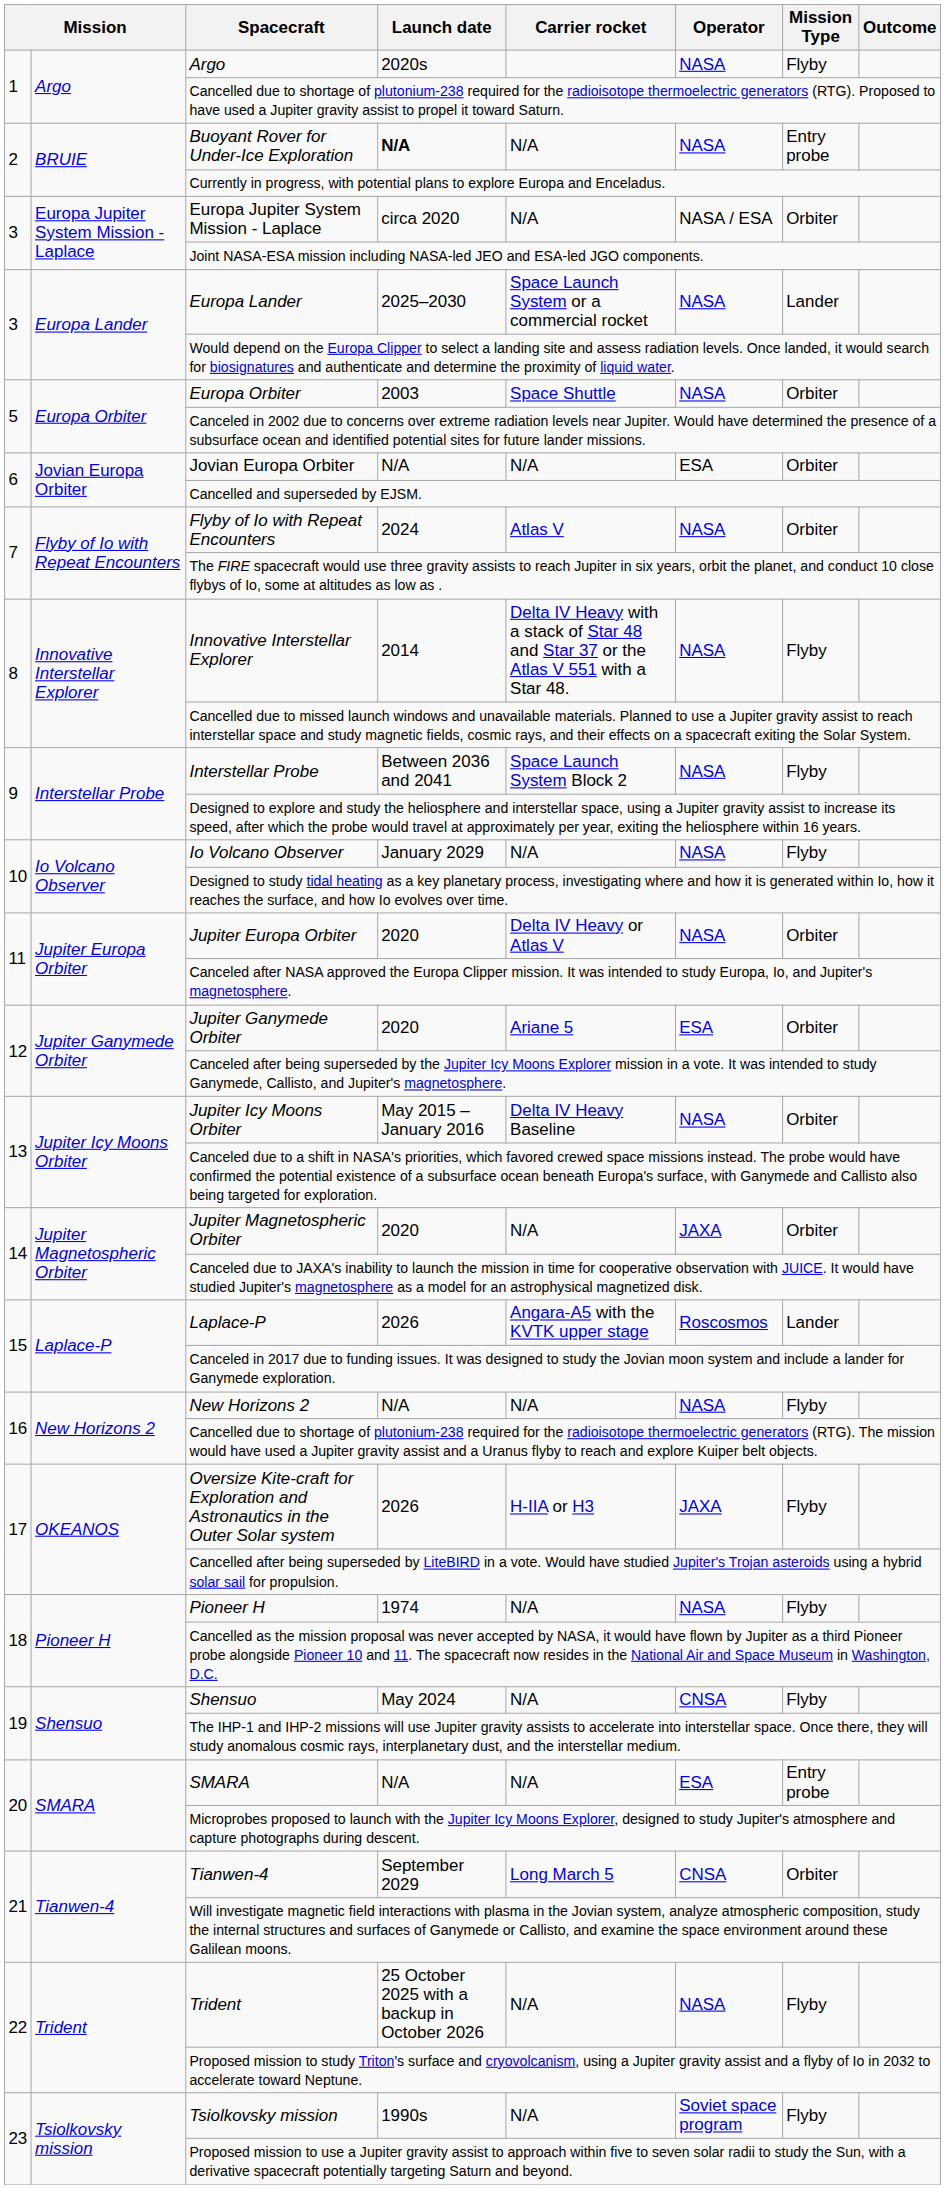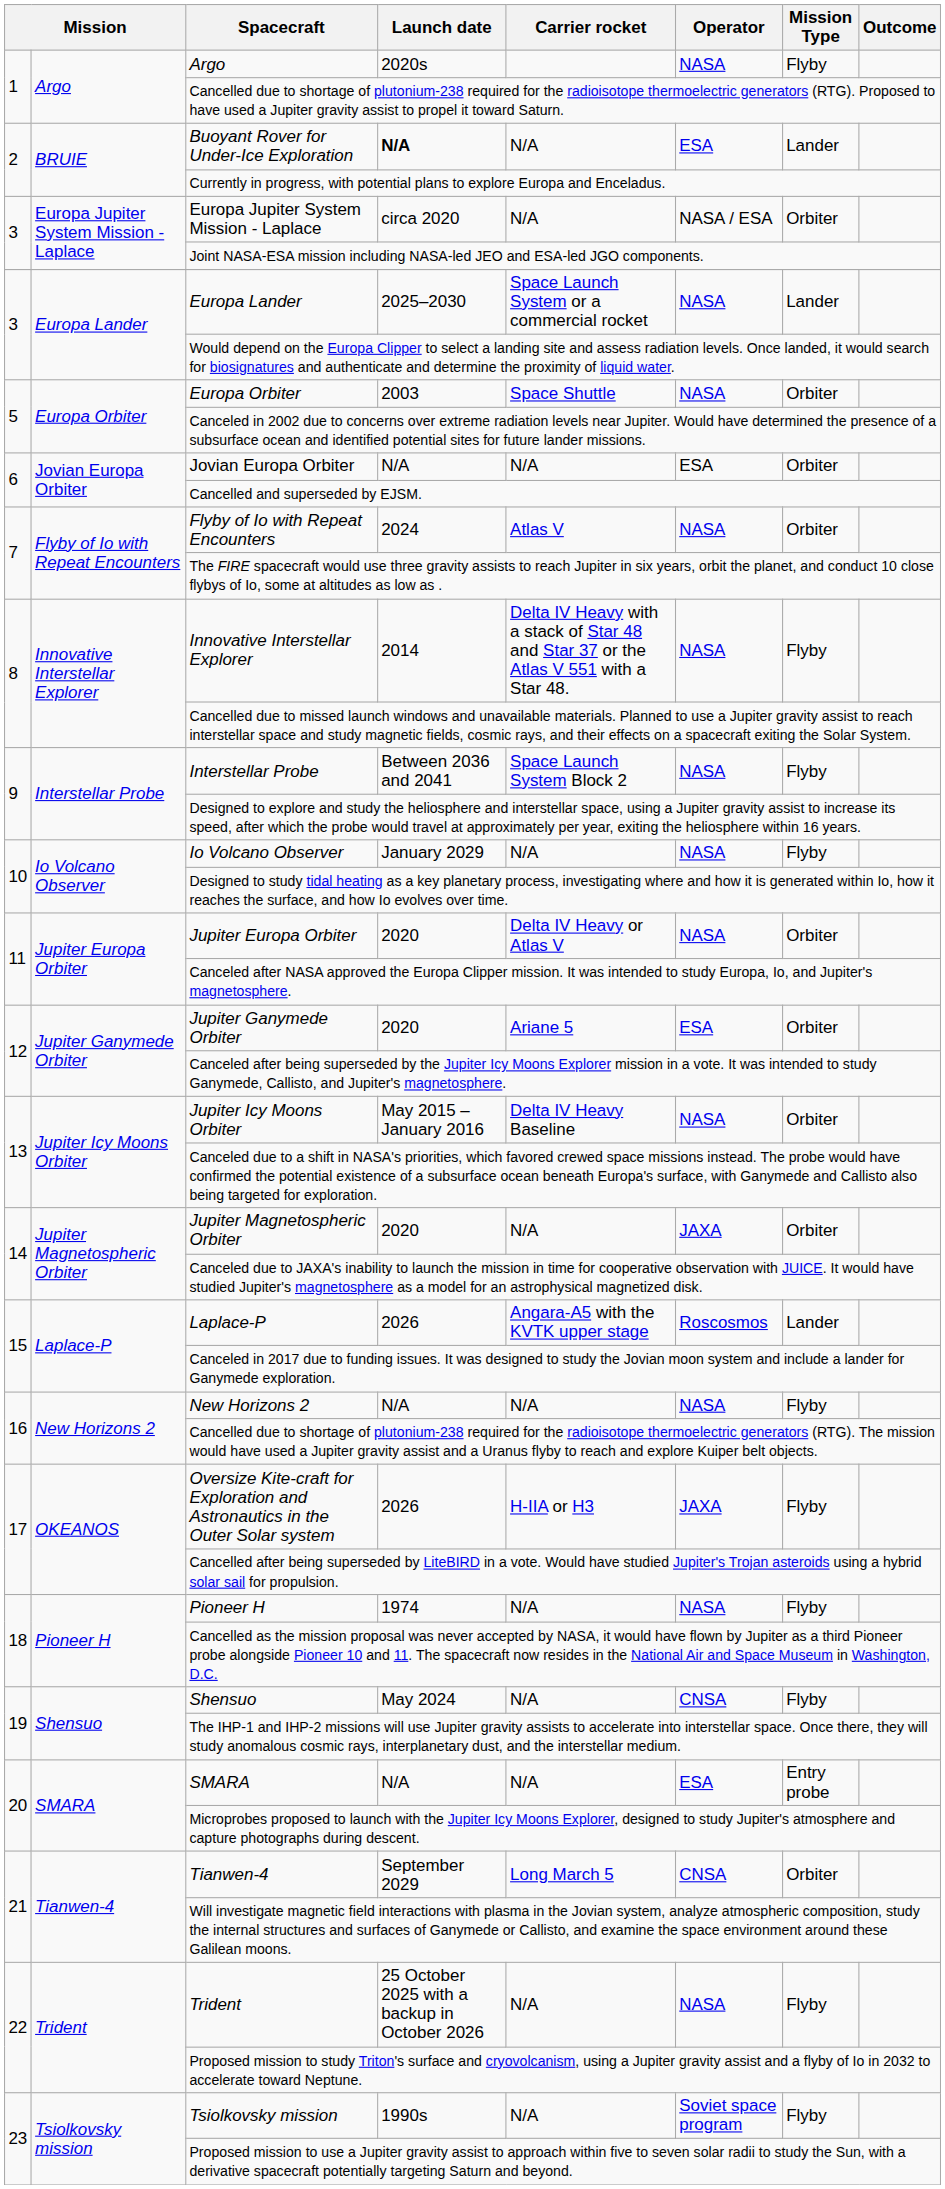(702, 146) NASA -> (696, 146) ESA
(808, 146) Entry probe -> (813, 146) Lander
